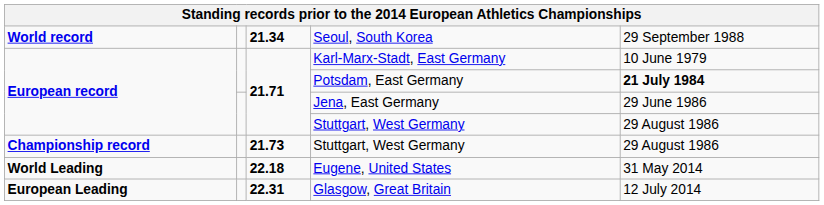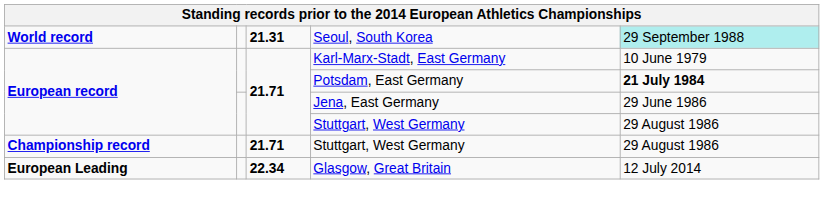(267, 37) 21.34 -> (267, 37) 21.31
(684, 37) no background -> (684, 37) paleturquoise background
(267, 146) 21.73 -> (267, 146) 21.71
- row: (55, 168)
(267, 189) 22.31 -> (267, 168) 22.34
